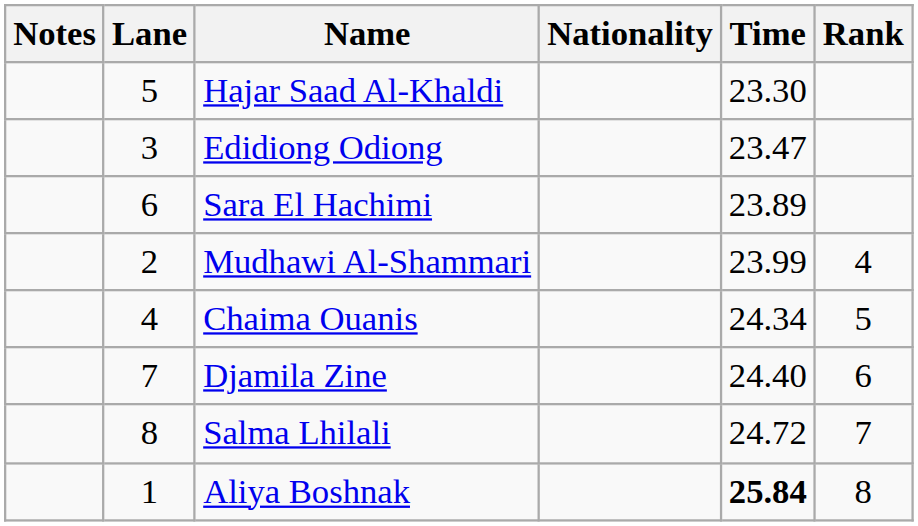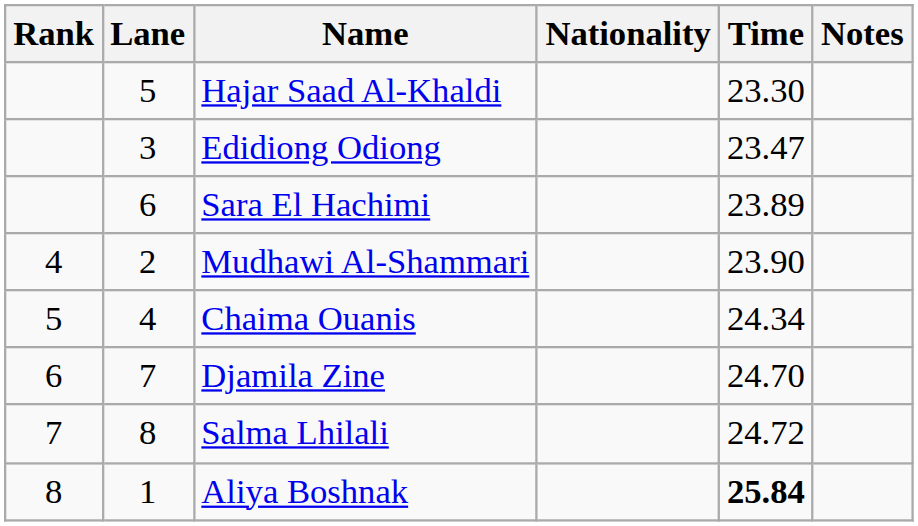columns swapped: (863, 33) <-> (55, 33)
(768, 261) 23.99 -> (766, 261) 23.90
(768, 376) 24.40 -> (766, 376) 24.70
